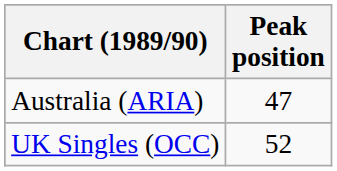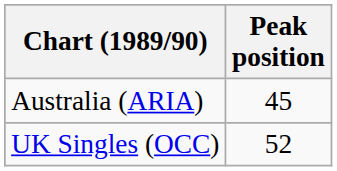(278, 100) 47 -> (278, 100) 45
